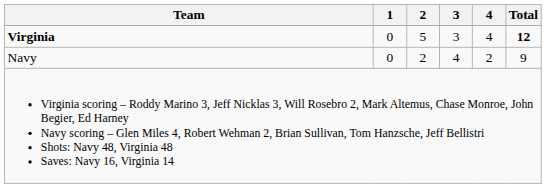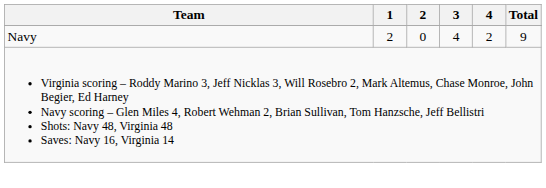- row: (31, 36)
(390, 57) 0 -> (390, 36) 2
(423, 57) 2 -> (423, 36) 0
